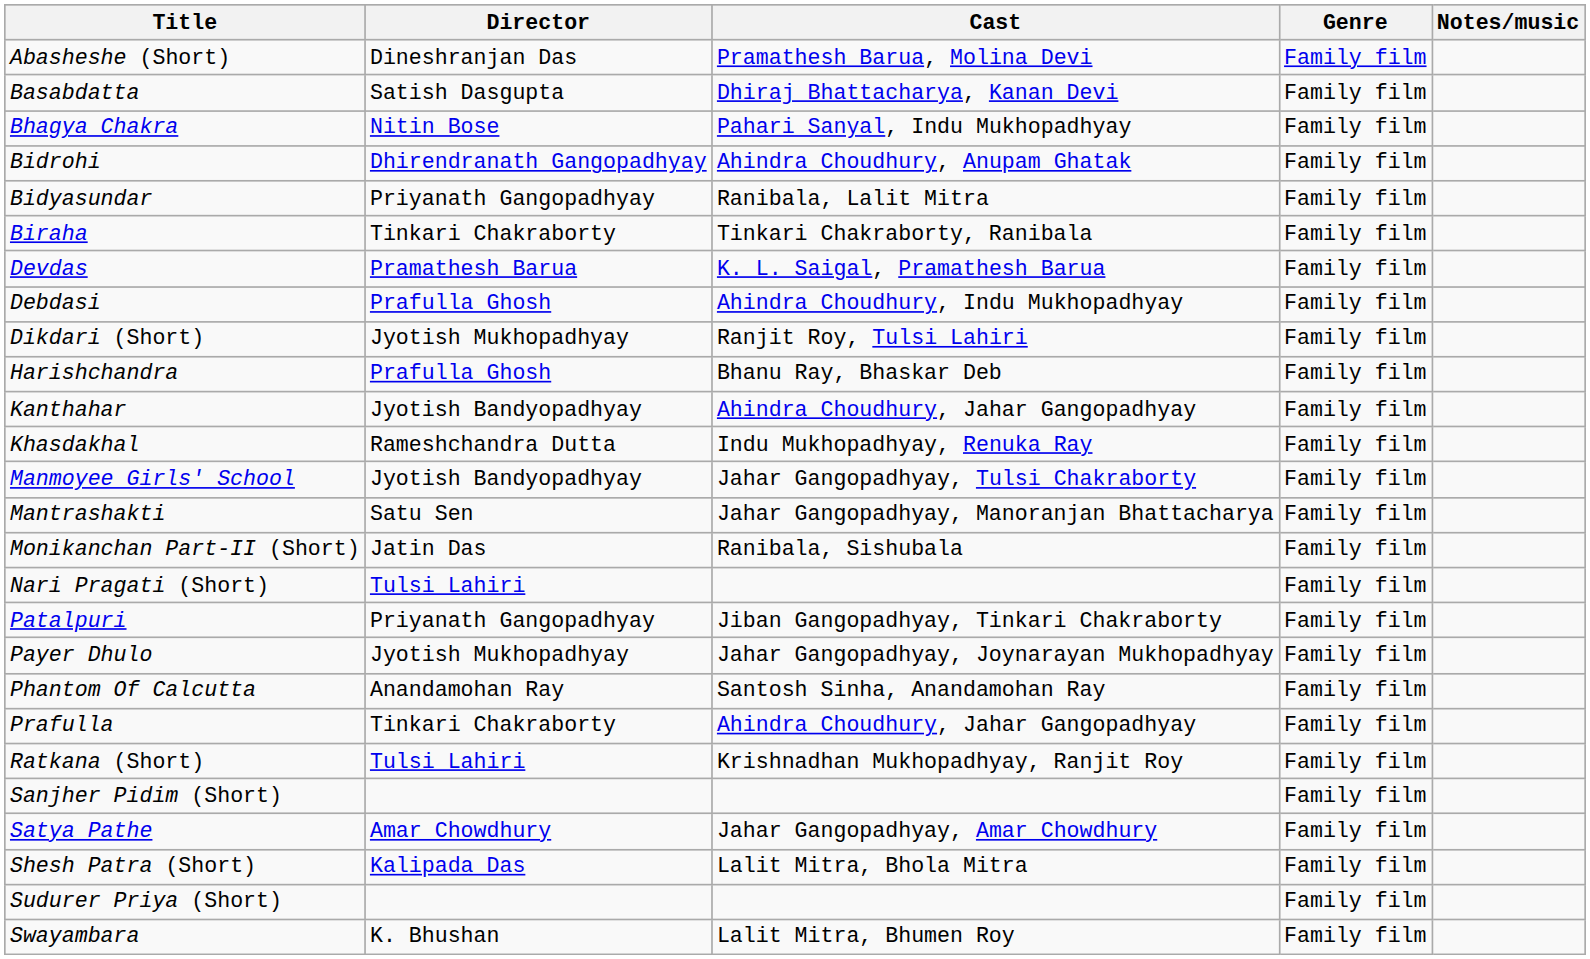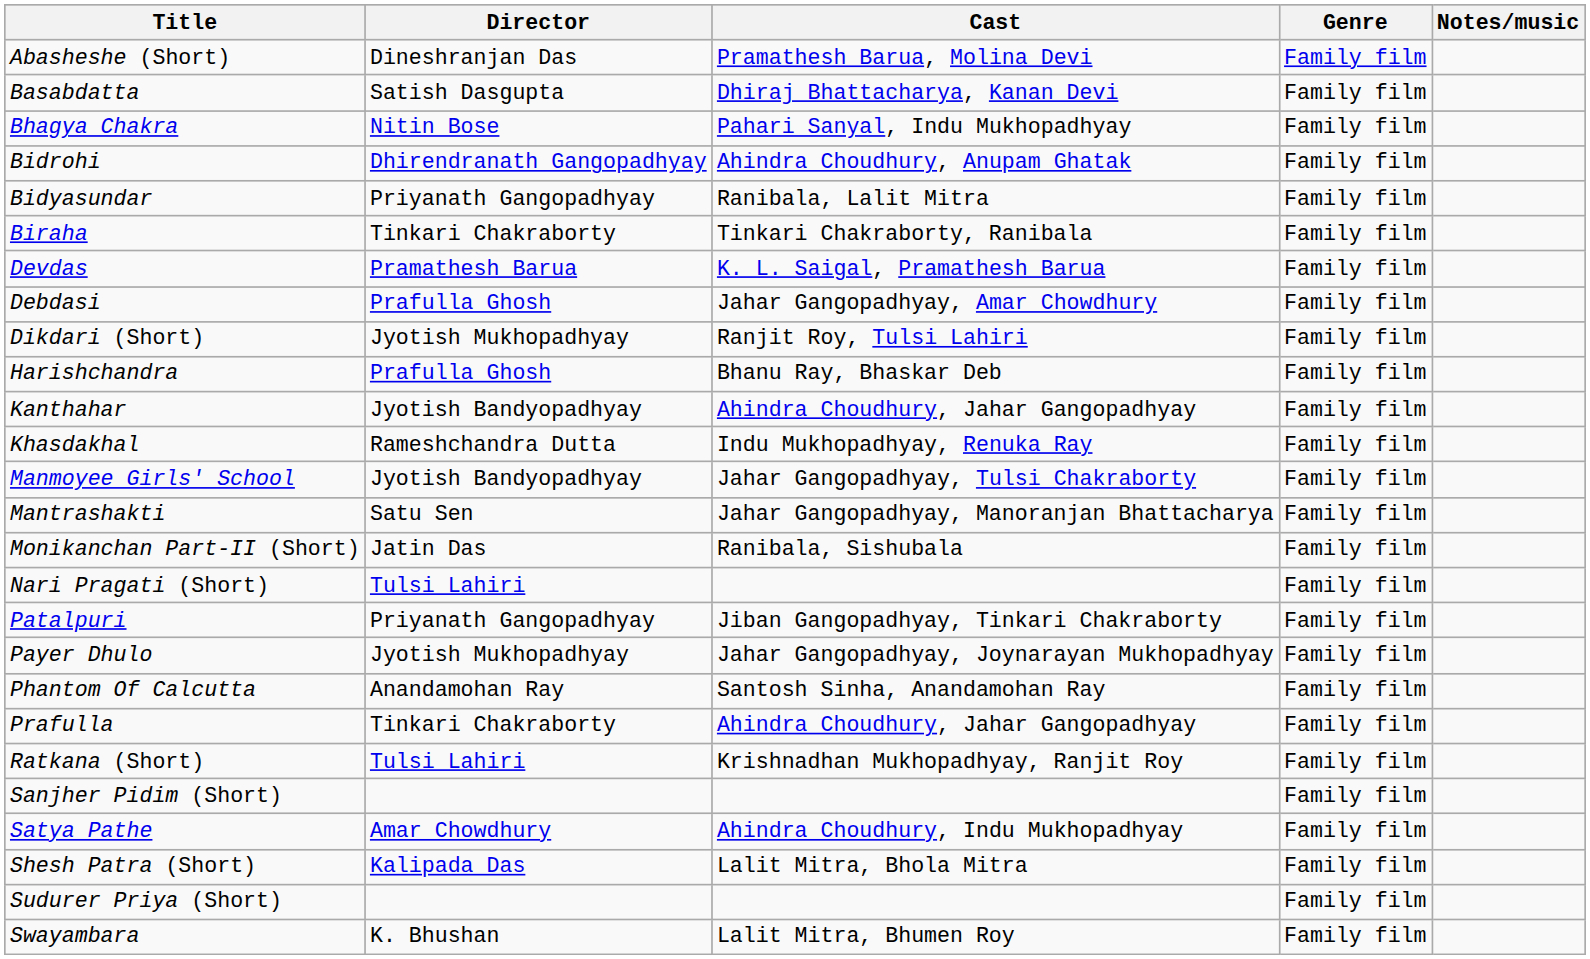(950, 304) Ahindra Choudhury, Indu Mukhopadhyay -> (937, 304) Jahar Gangopadhyay, Amar Chowdhury
(937, 831) Jahar Gangopadhyay, Amar Chowdhury -> (950, 831) Ahindra Choudhury, Indu Mukhopadhyay
